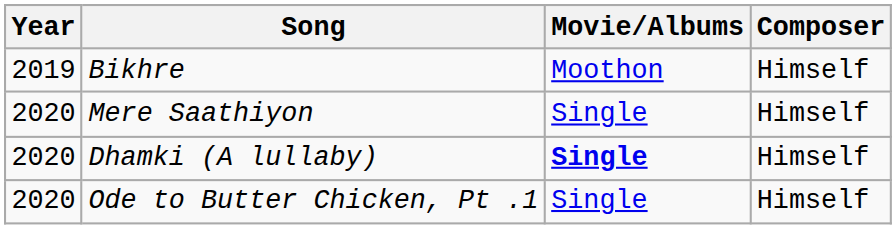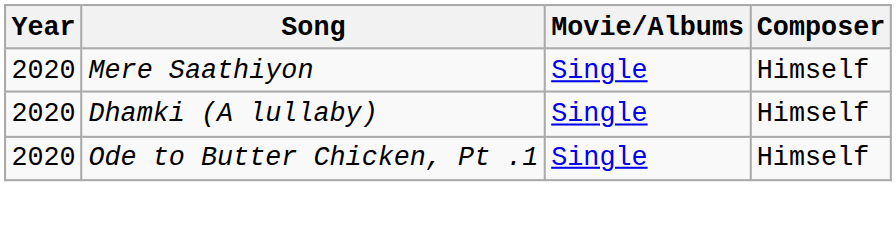- row: (137, 70)
(599, 158) bold -> (599, 114) normal
